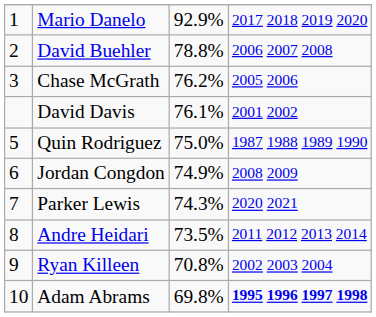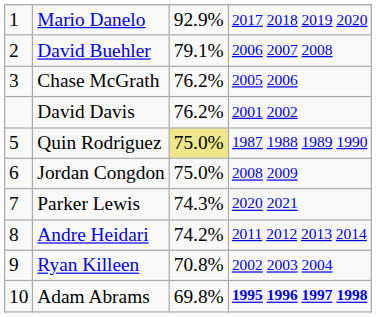(199, 50) 78.8% -> (199, 50) 79.1%
(199, 111) 76.1% -> (199, 111) 76.2%
(199, 142) no background -> (199, 142) khaki background
(199, 173) 74.9% -> (199, 173) 75.0%
(199, 234) 73.5% -> (199, 234) 74.2%
